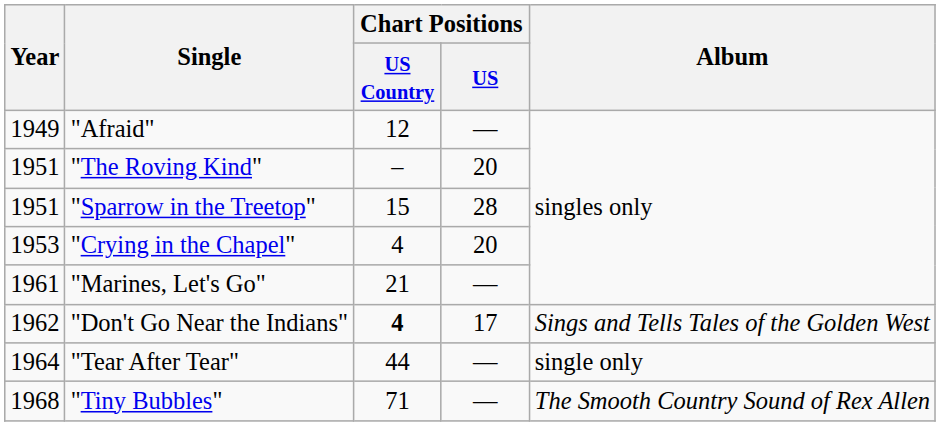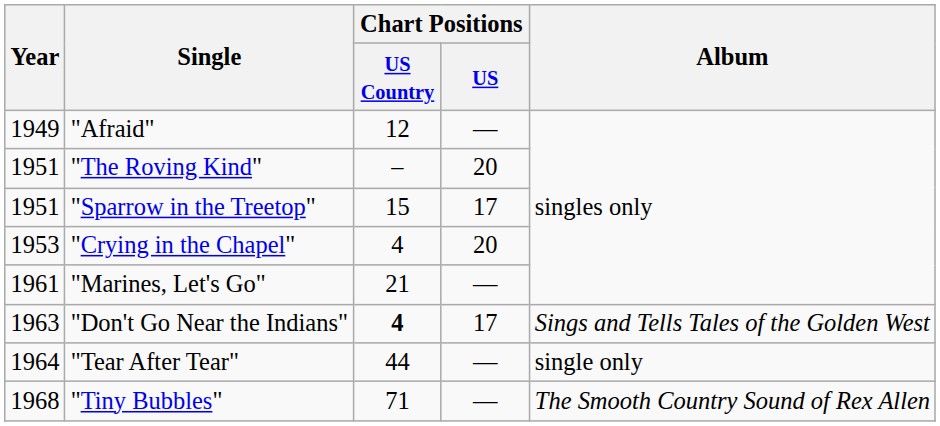(485, 206) 28 -> (485, 206) 17
(35, 323) 1962 -> (35, 323) 1963
